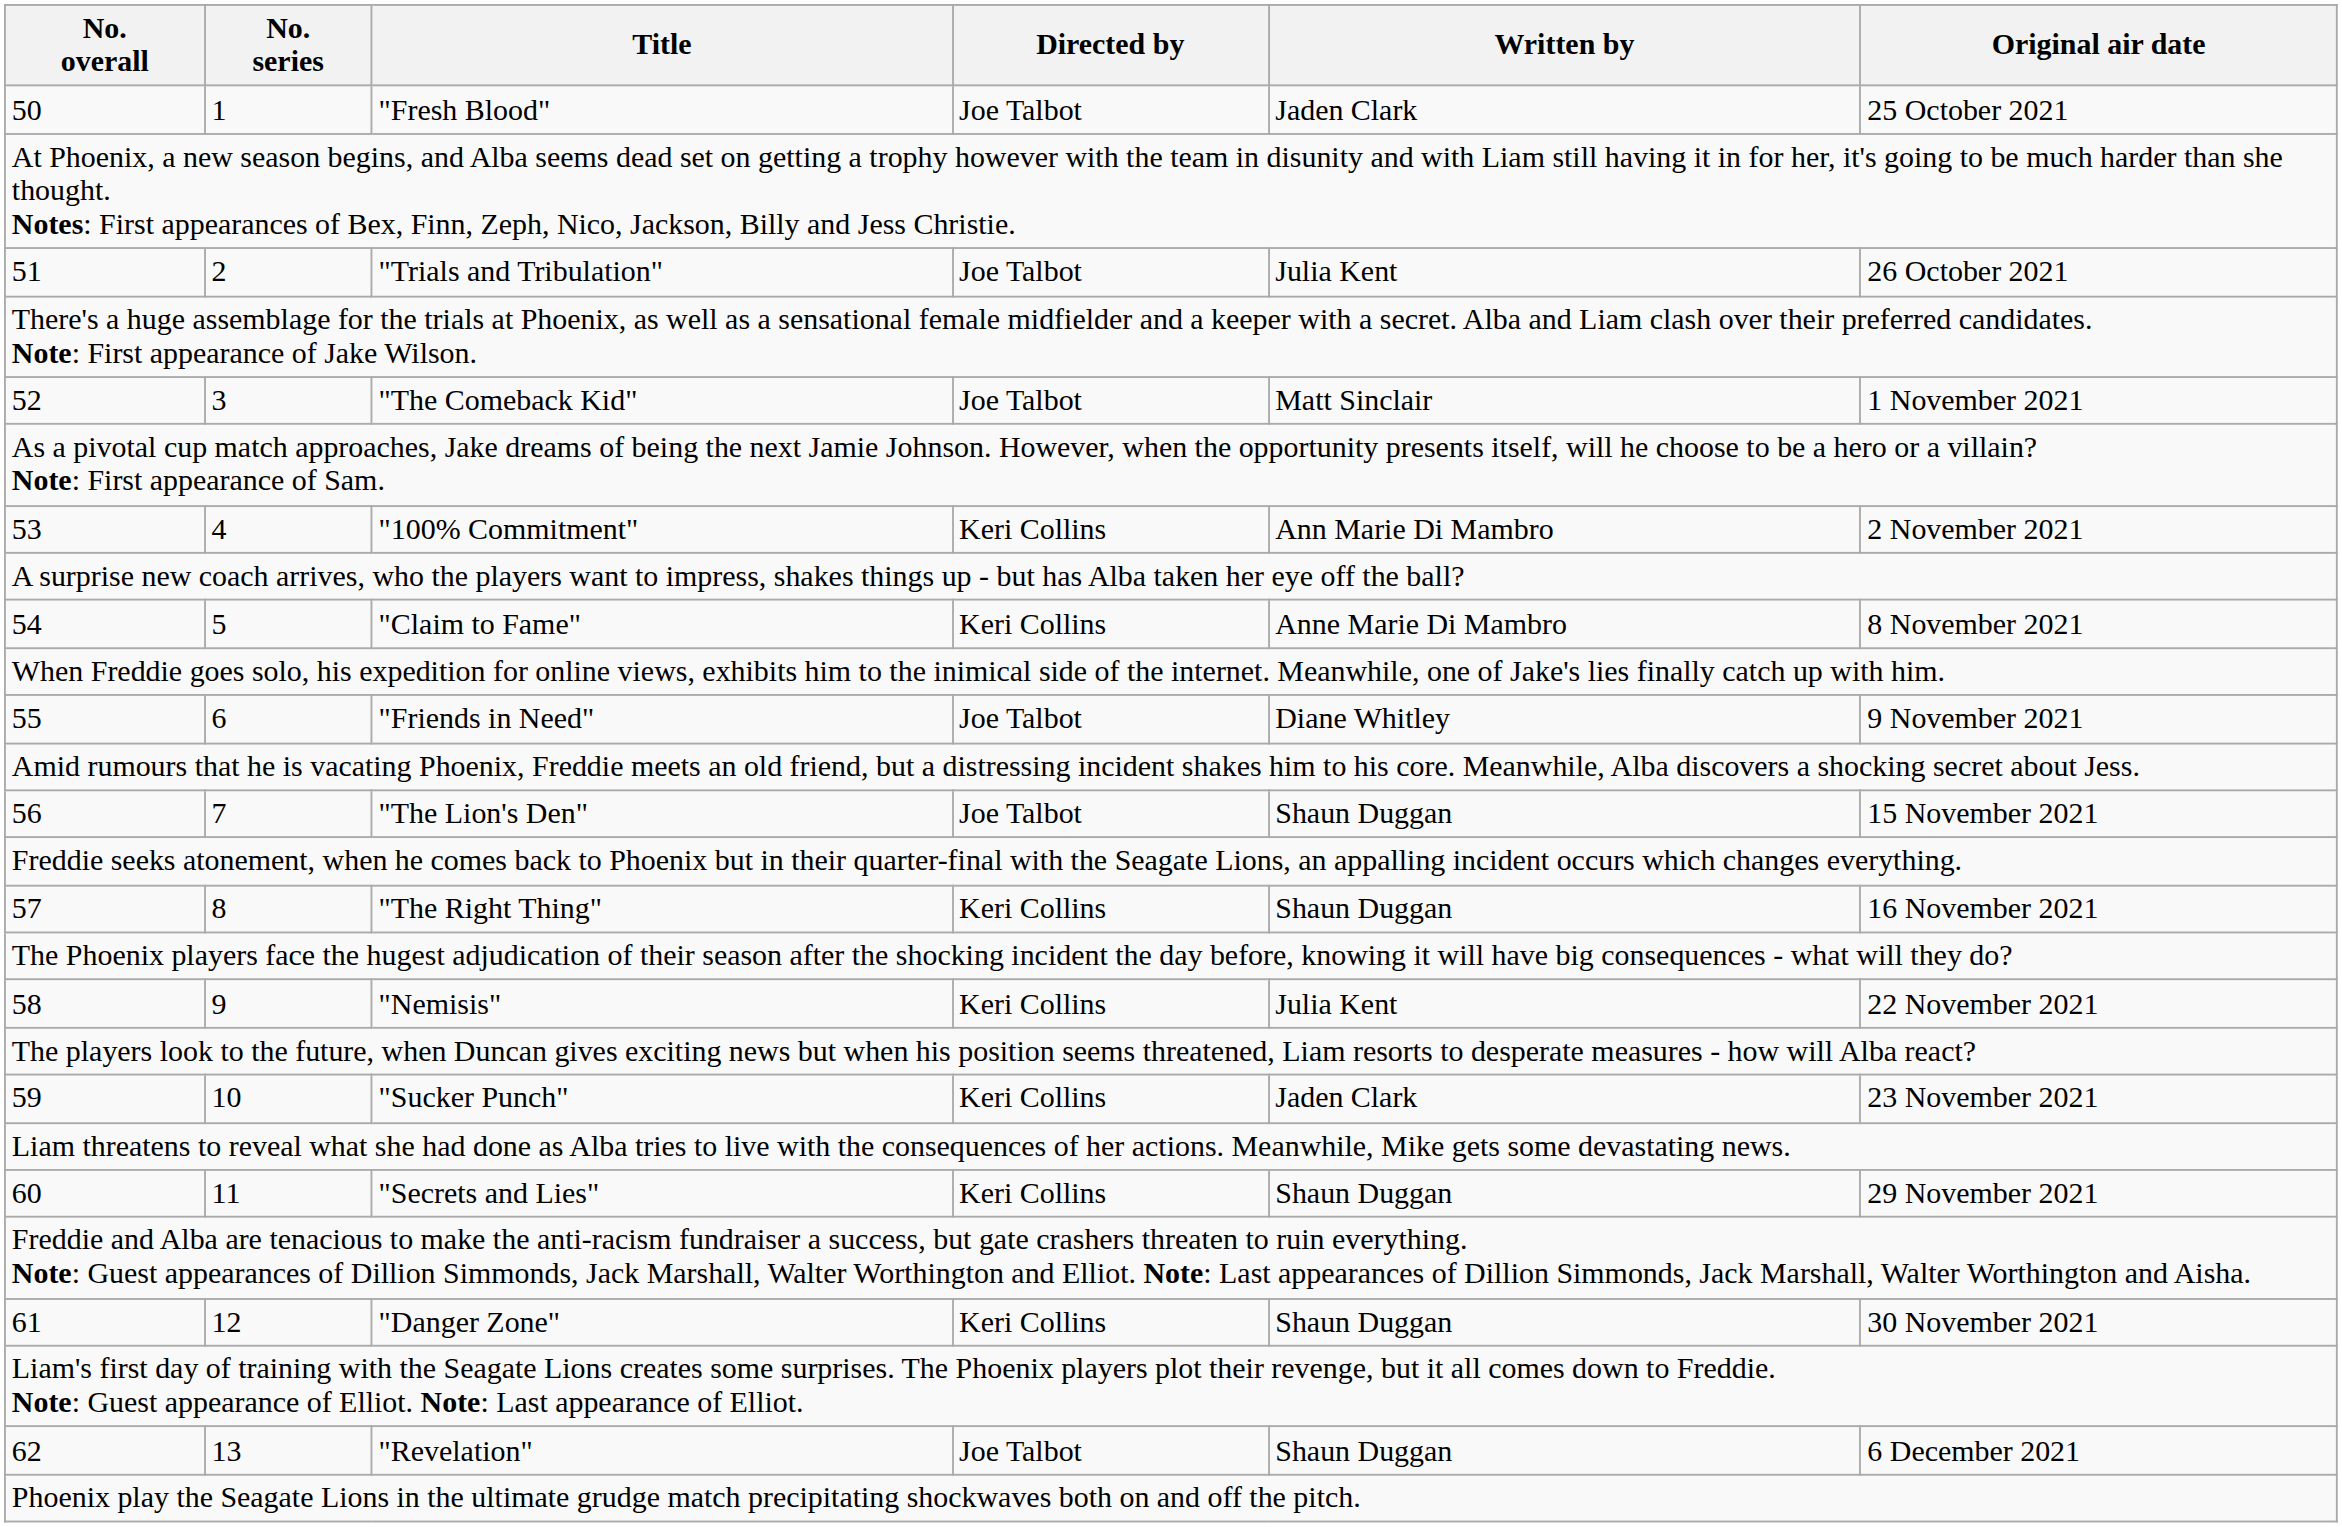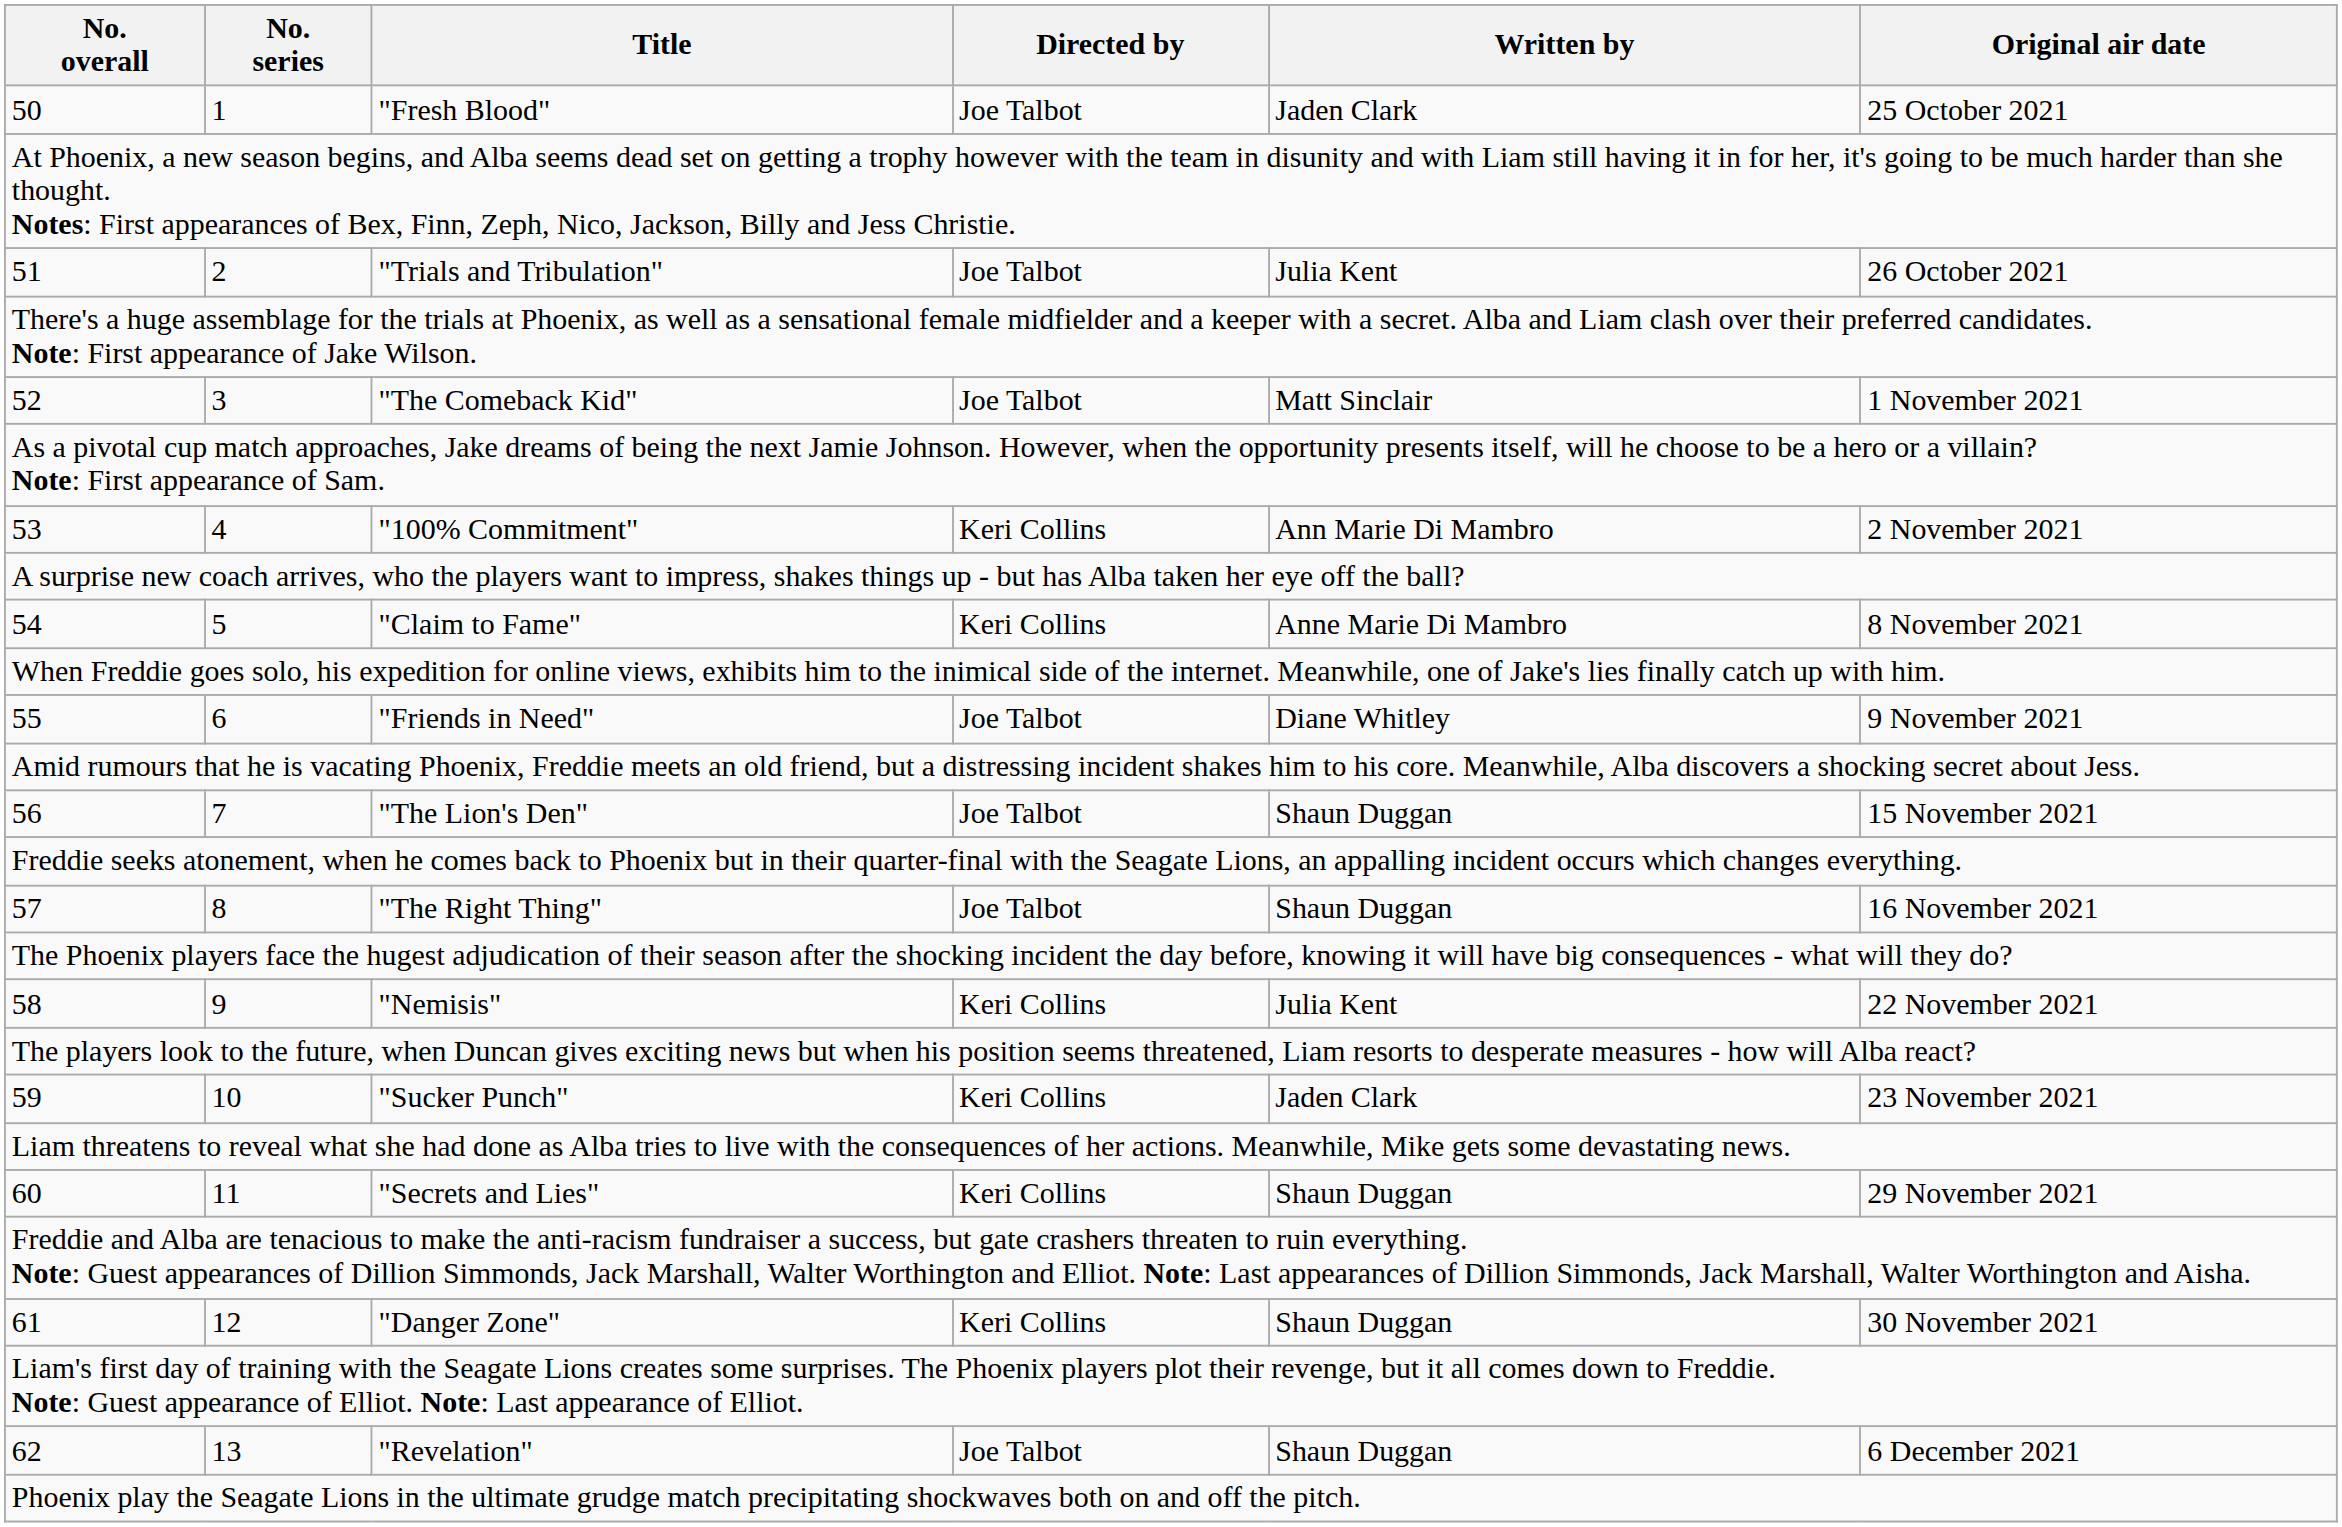(1033, 908) Keri Collins -> (1020, 908) Joe Talbot
